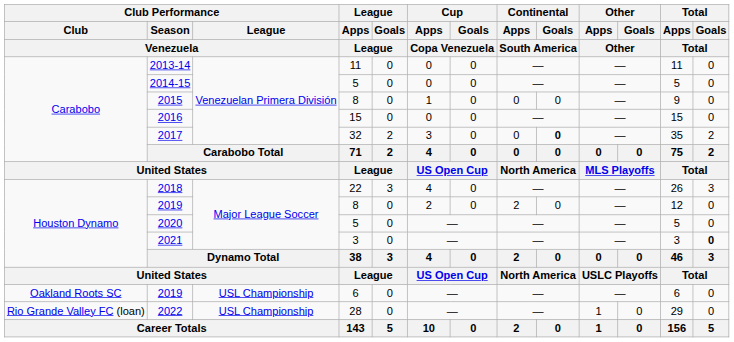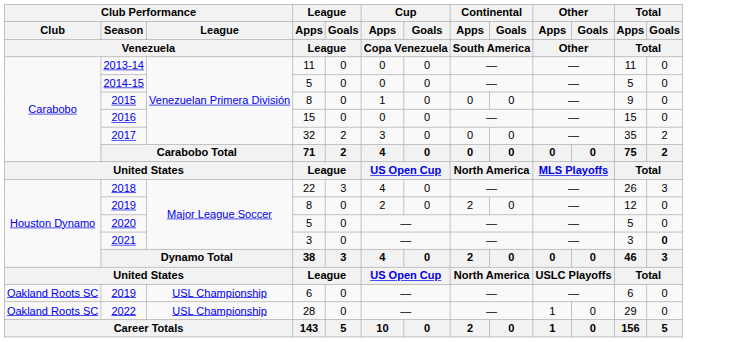(558, 135) bold -> (511, 135) normal
(76, 310) Rio Grande Valley FC (loan) -> (53, 310) Oakland Roots SC
